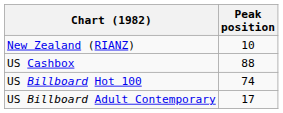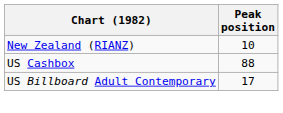- row: (74, 81)
